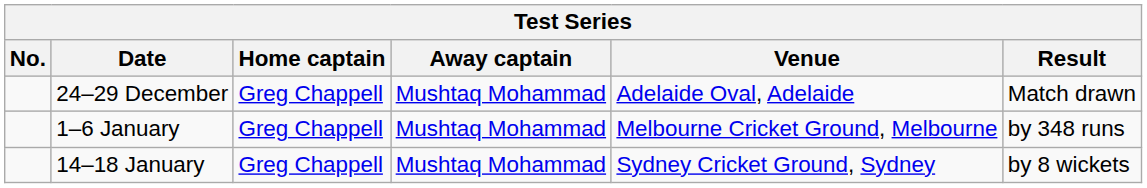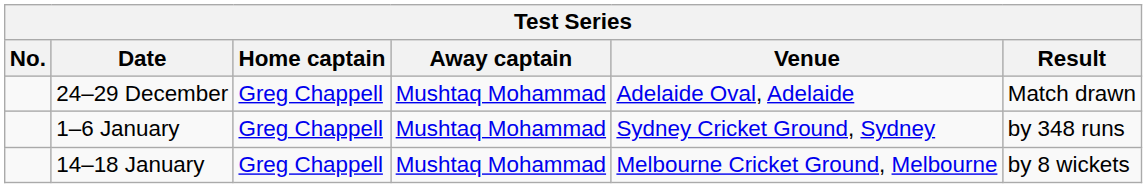(807, 128) Melbourne Cricket Ground, Melbourne -> (776, 128) Sydney Cricket Ground, Sydney
(776, 164) Sydney Cricket Ground, Sydney -> (807, 164) Melbourne Cricket Ground, Melbourne
